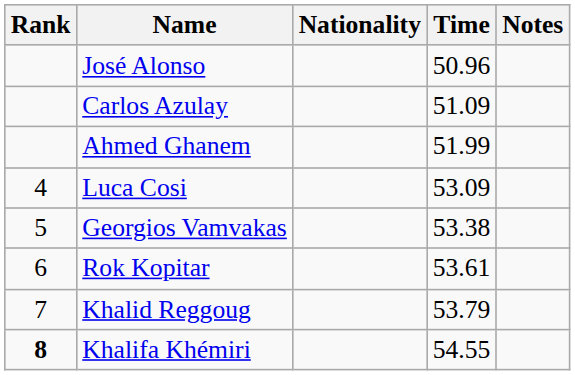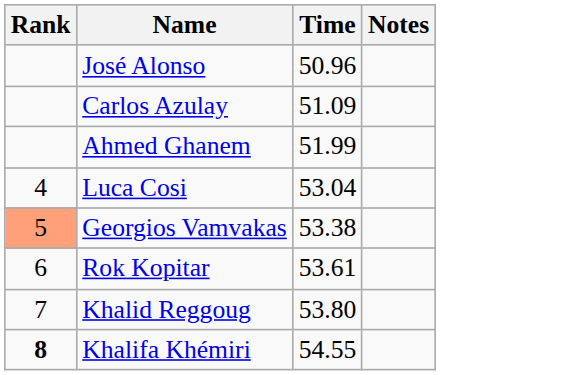- column: (360, 24)
(462, 187) 53.09 -> (327, 187) 53.04
(41, 227) no background -> (41, 227) lightsalmon background
(462, 308) 53.79 -> (327, 308) 53.80
